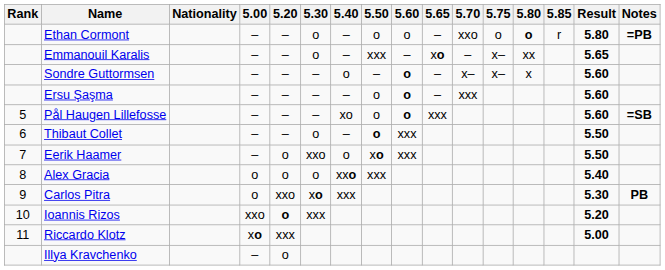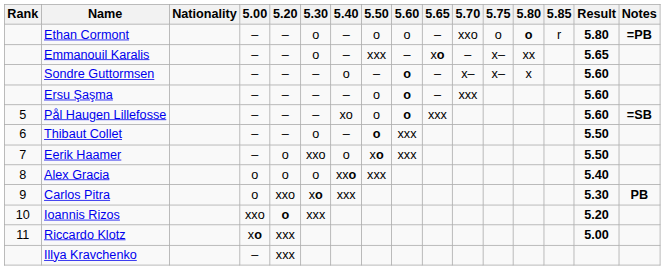(285, 255) o -> (285, 255) xxx
